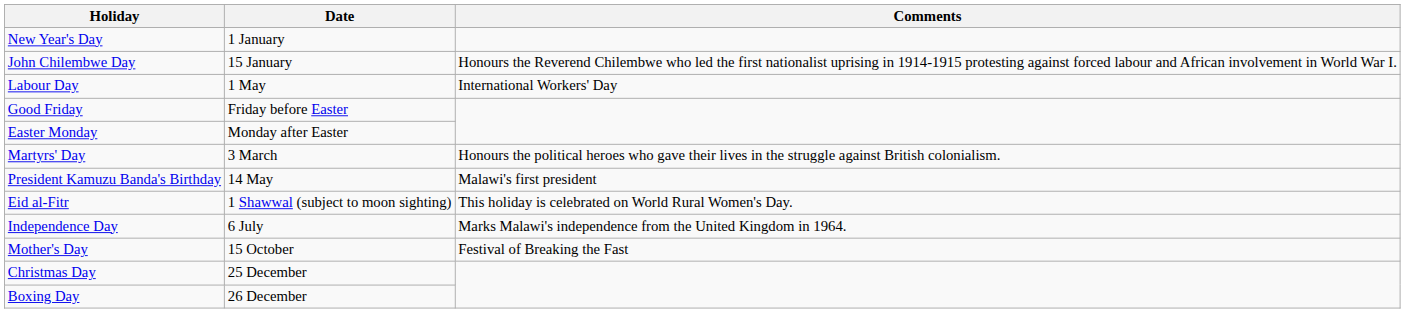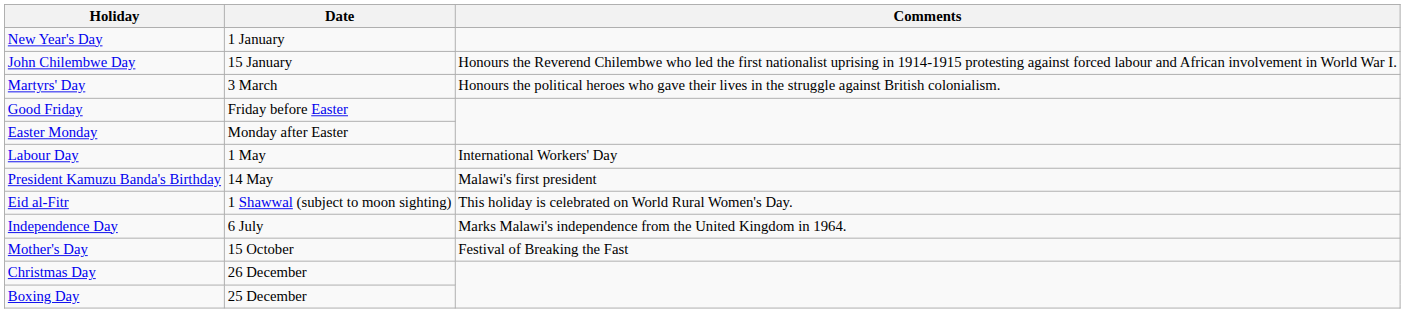rows swapped: (47, 156) <-> (43, 86)
(267, 272) 25 December -> (267, 272) 26 December
(267, 296) 26 December -> (267, 296) 25 December
